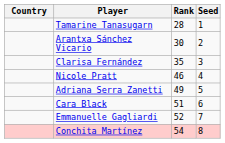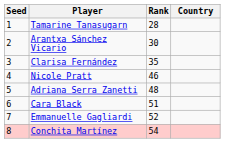columns swapped: (29, 11) <-> (208, 11)
(179, 90) 49 -> (154, 90) 48
